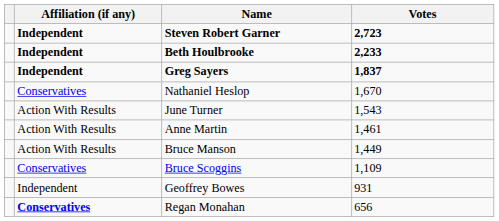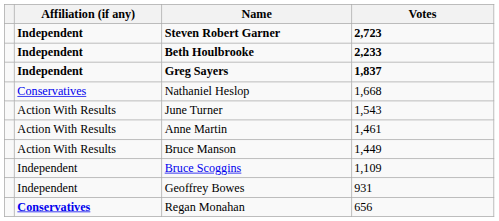(368, 91) 1,670 -> (368, 91) 1,668
(52, 168) Conservatives -> (47, 168) Independent
